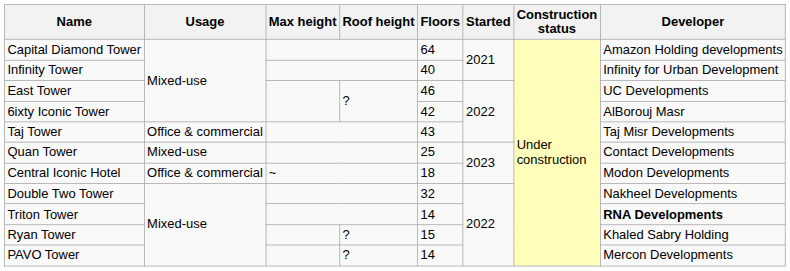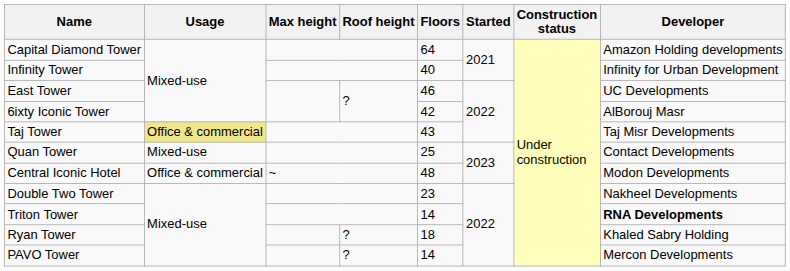(205, 132) no background -> (205, 132) khaki background
(428, 173) 18 -> (428, 173) 48
(428, 193) 32 -> (428, 193) 23
(428, 234) 15 -> (428, 234) 18
